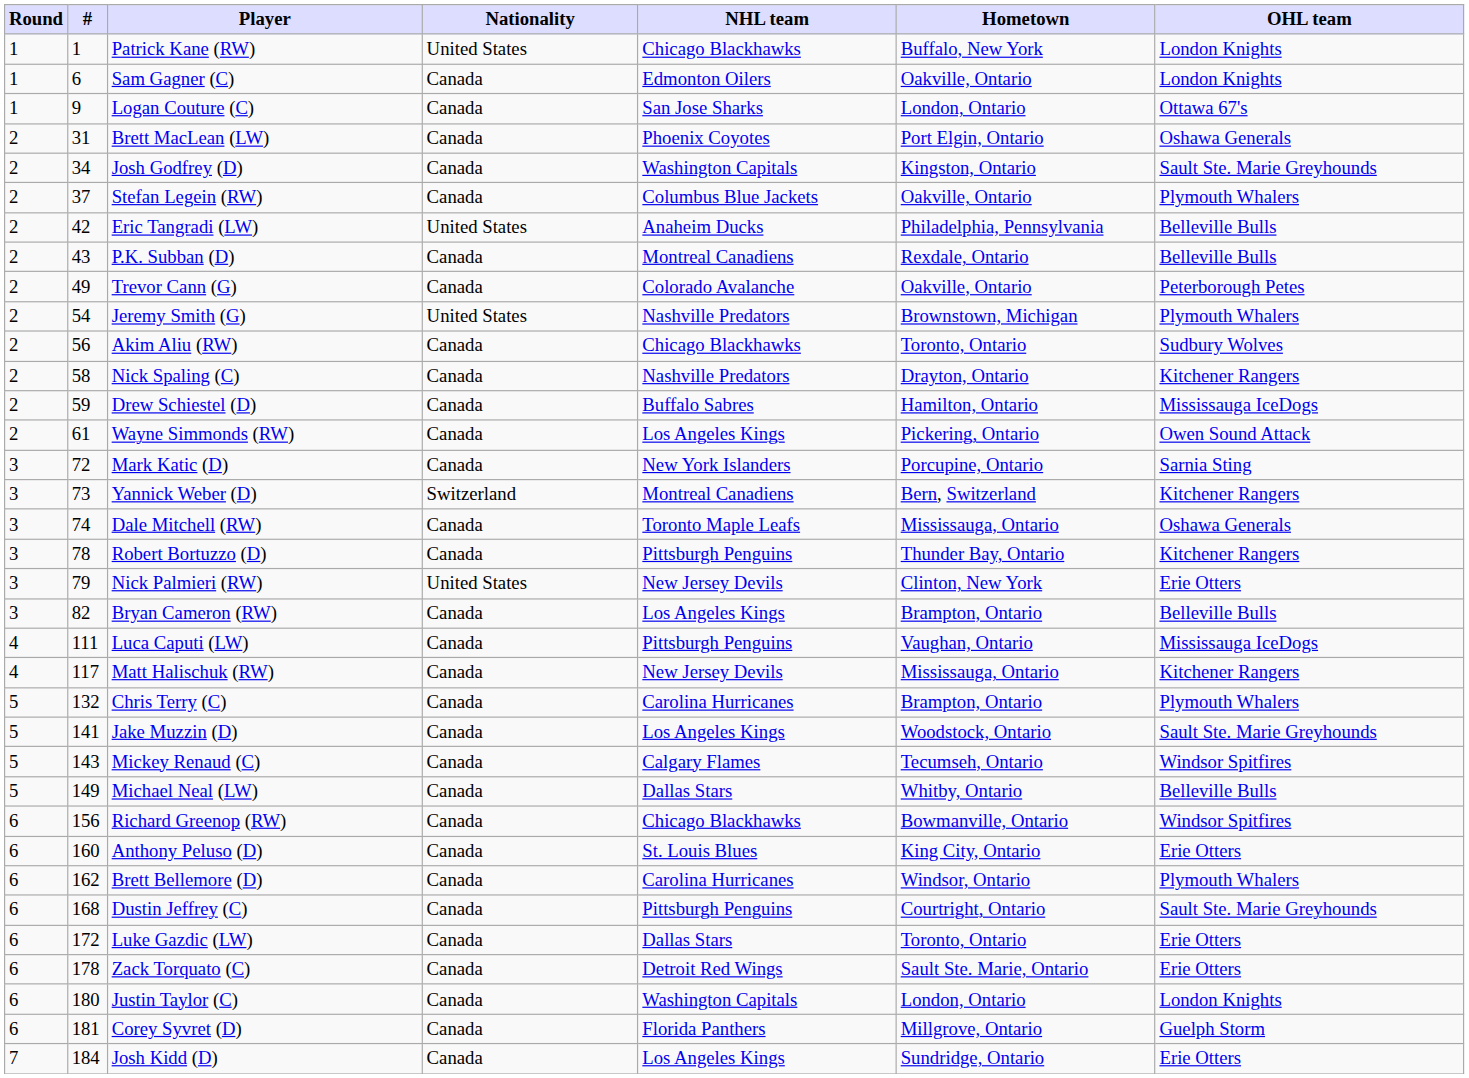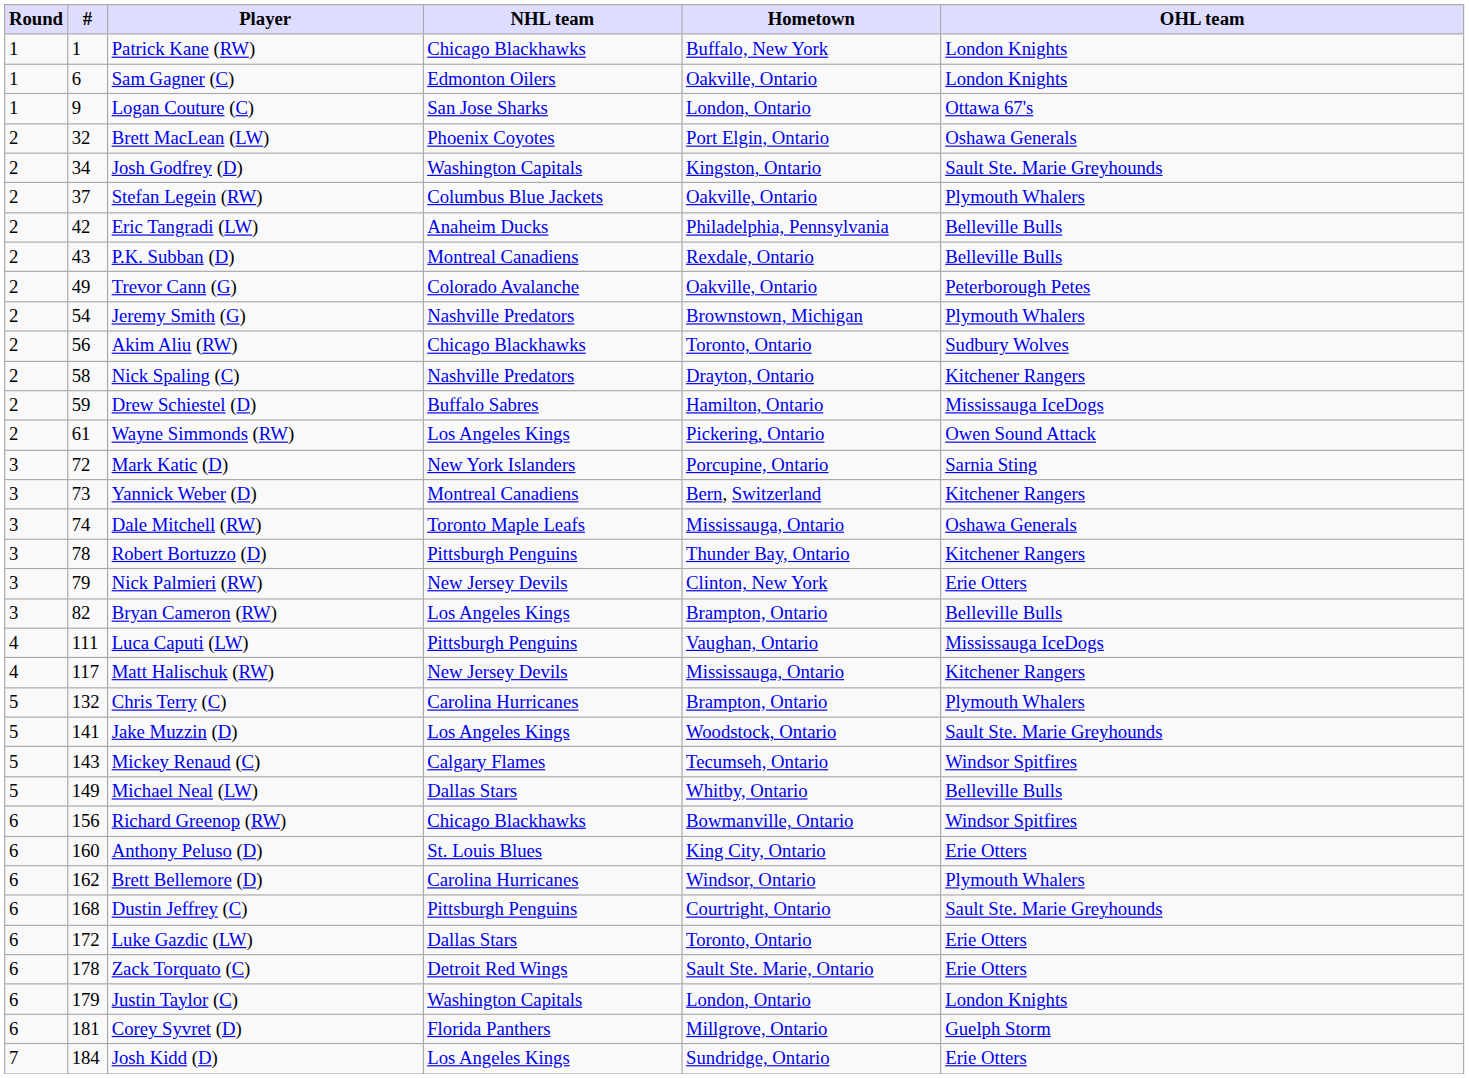- column: (530, 19)
(81, 138) 31 -> (81, 138) 32
(86, 999) 180 -> (86, 999) 179
